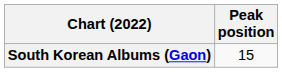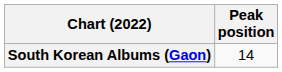(246, 55) 15 -> (246, 55) 14
